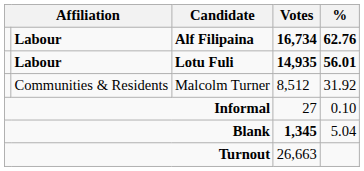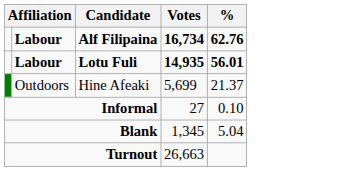- row: (222, 85)
+ row: (114, 85)
(300, 131) bold -> (188, 131) normal
